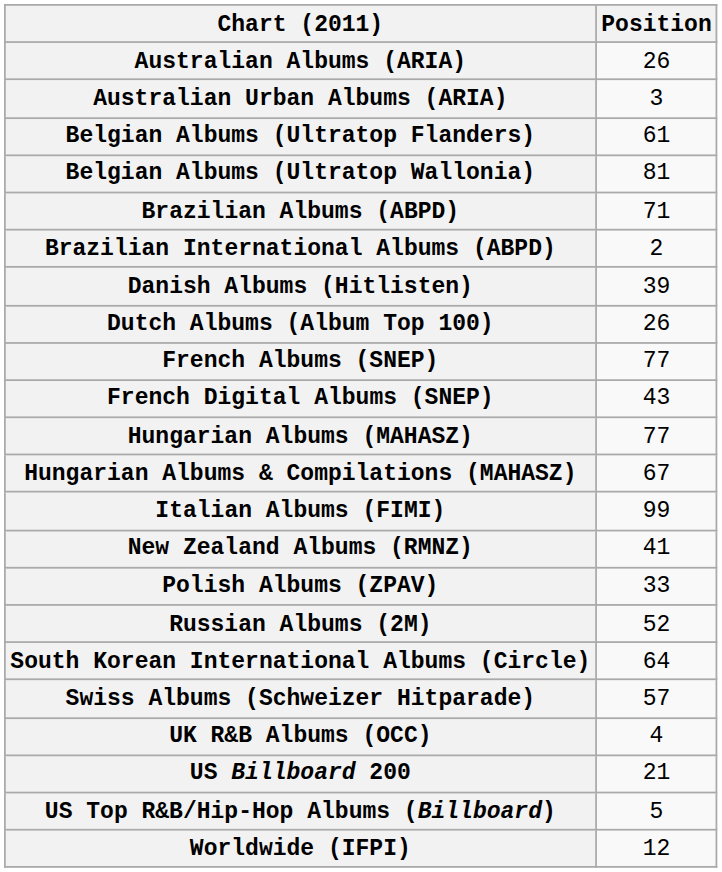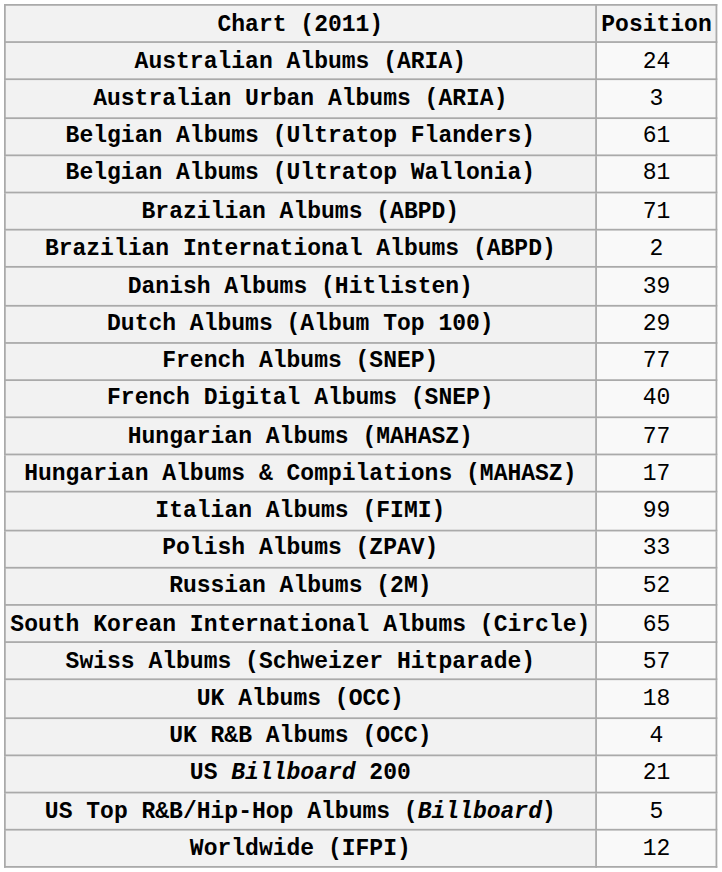(657, 61) 26 -> (657, 61) 24
(657, 324) 26 -> (657, 324) 29
(657, 399) 43 -> (657, 399) 40
(657, 474) 67 -> (657, 474) 17
- row: (300, 549)
(657, 661) 64 -> (657, 624) 65
+ row: (300, 699)
